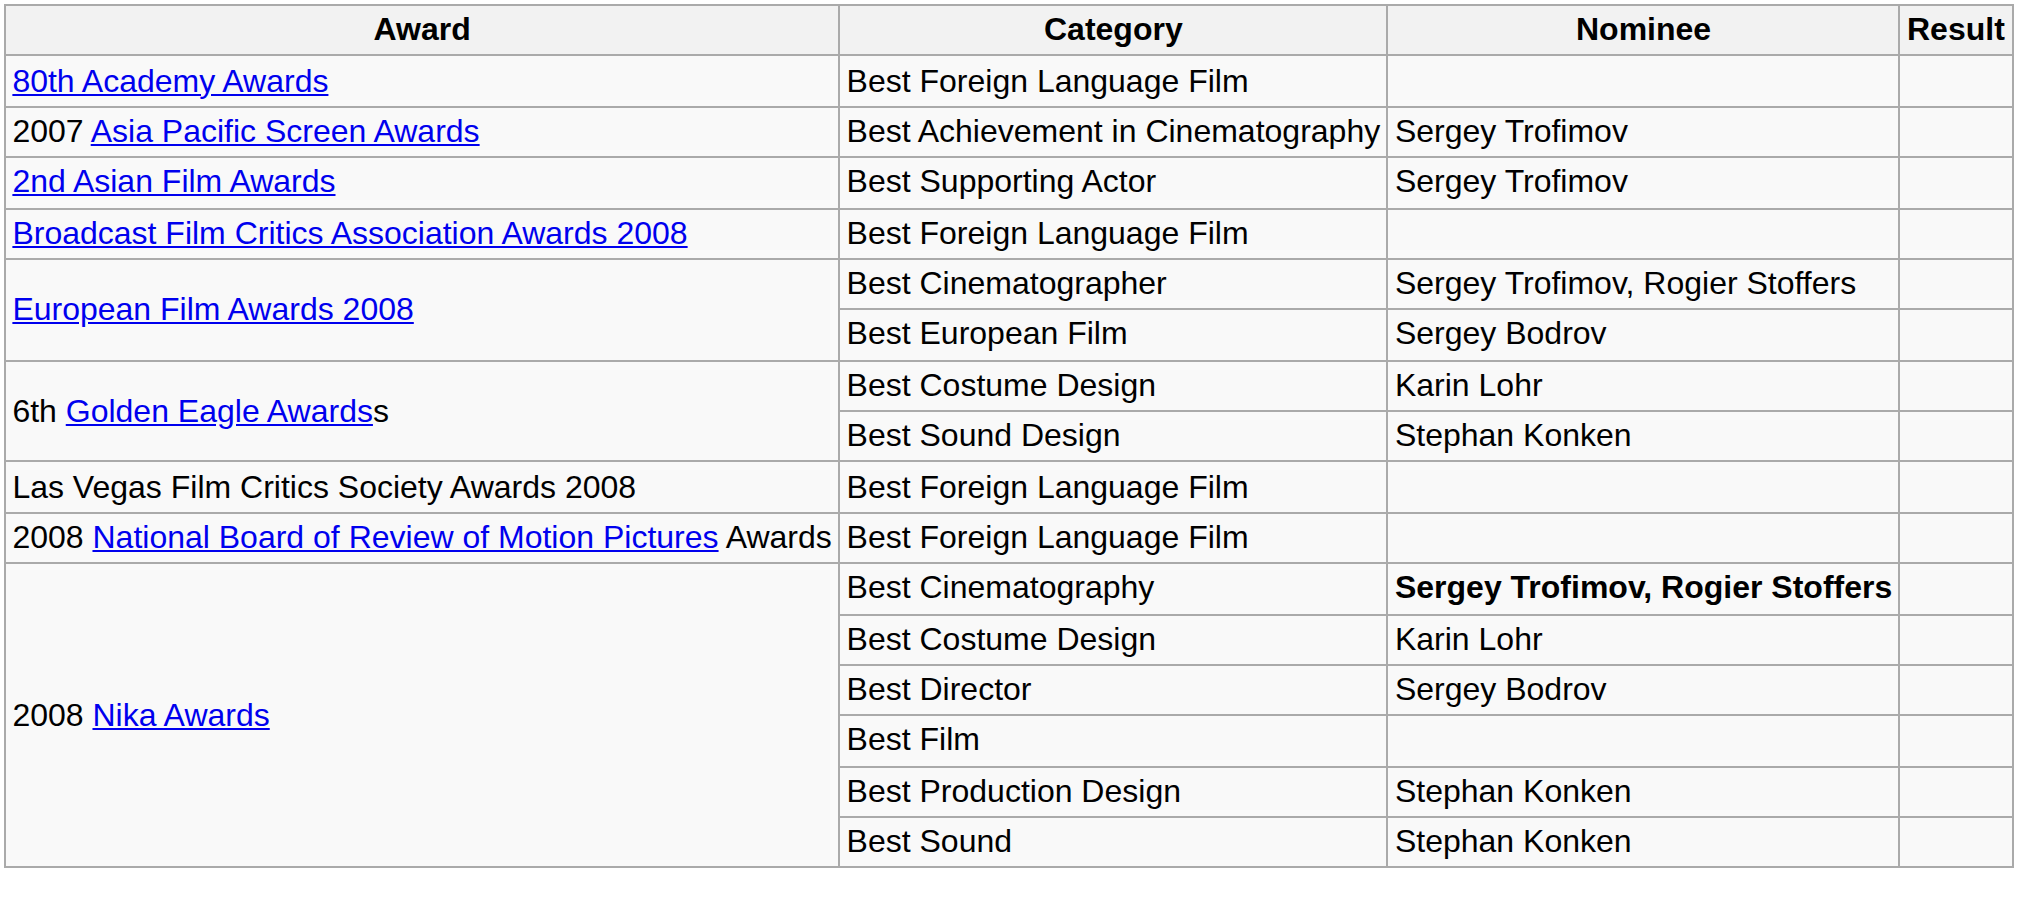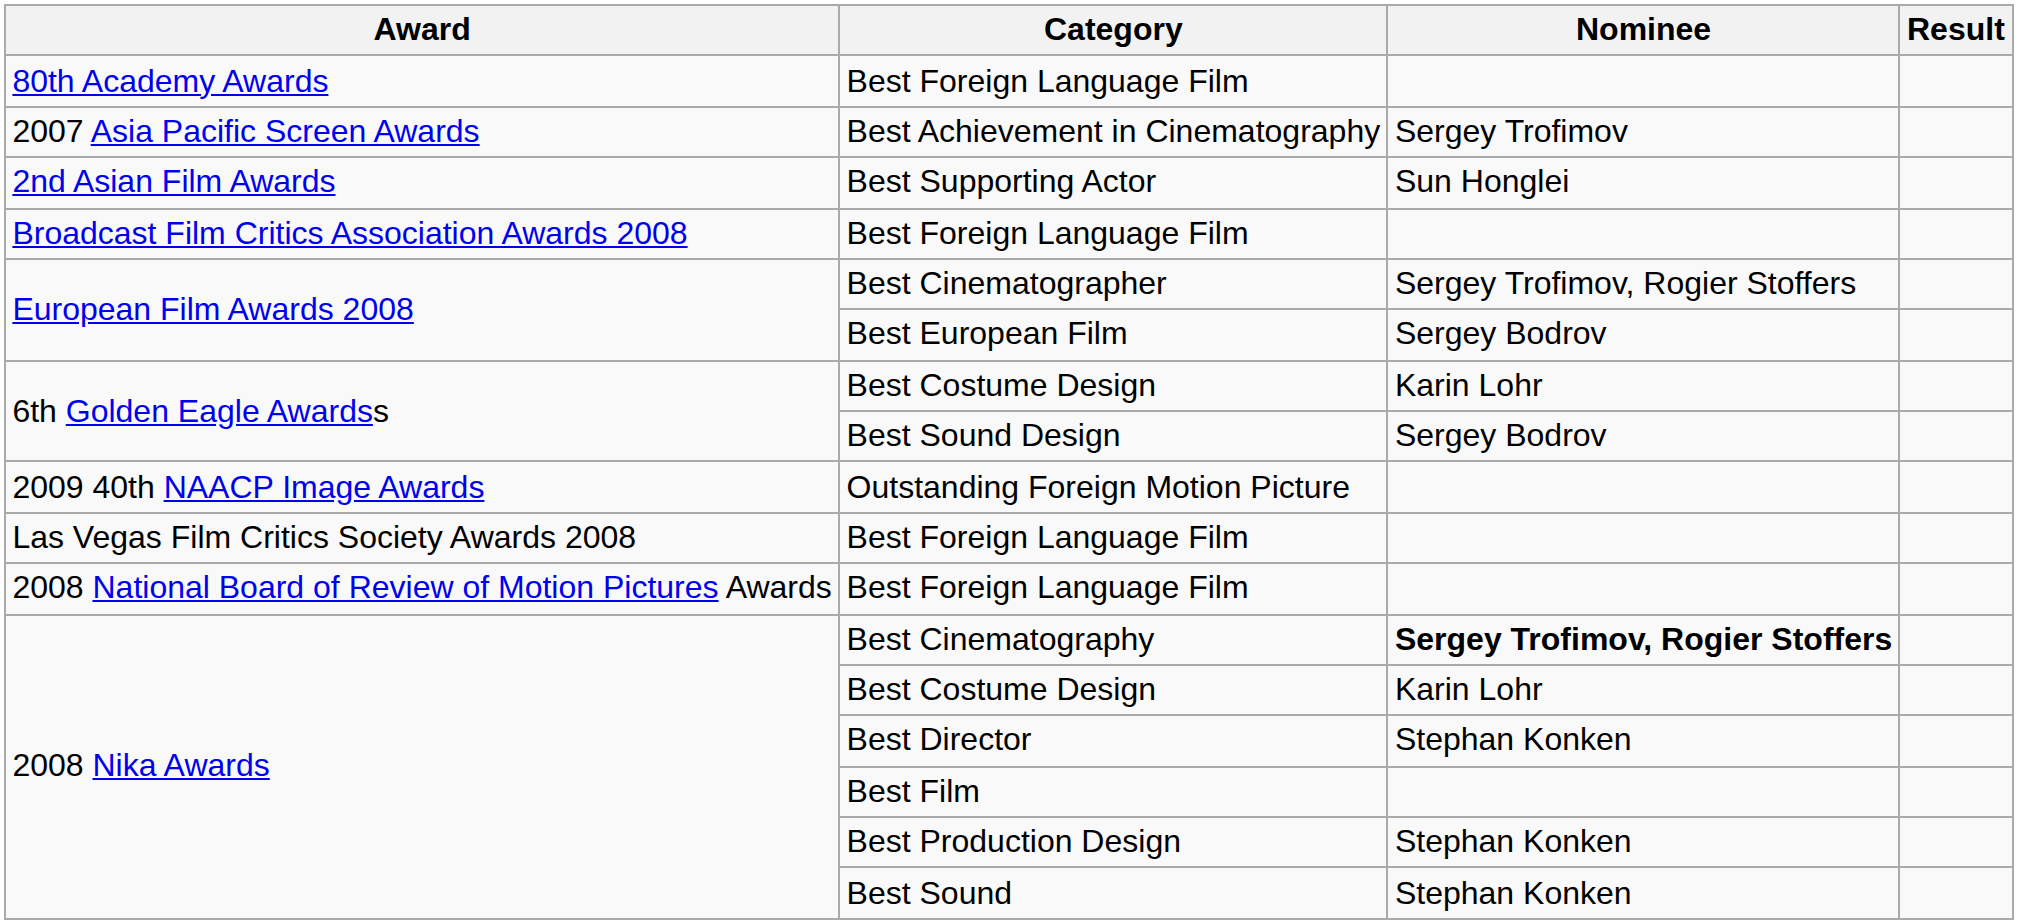(1511, 182) Sergey Trofimov -> (1482, 182) Sun Honglei
(1513, 435) Stephan Konken -> (1501, 435) Sergey Bodrov
+ row: (248, 486)
(1501, 689) Sergey Bodrov -> (1513, 740) Stephan Konken
